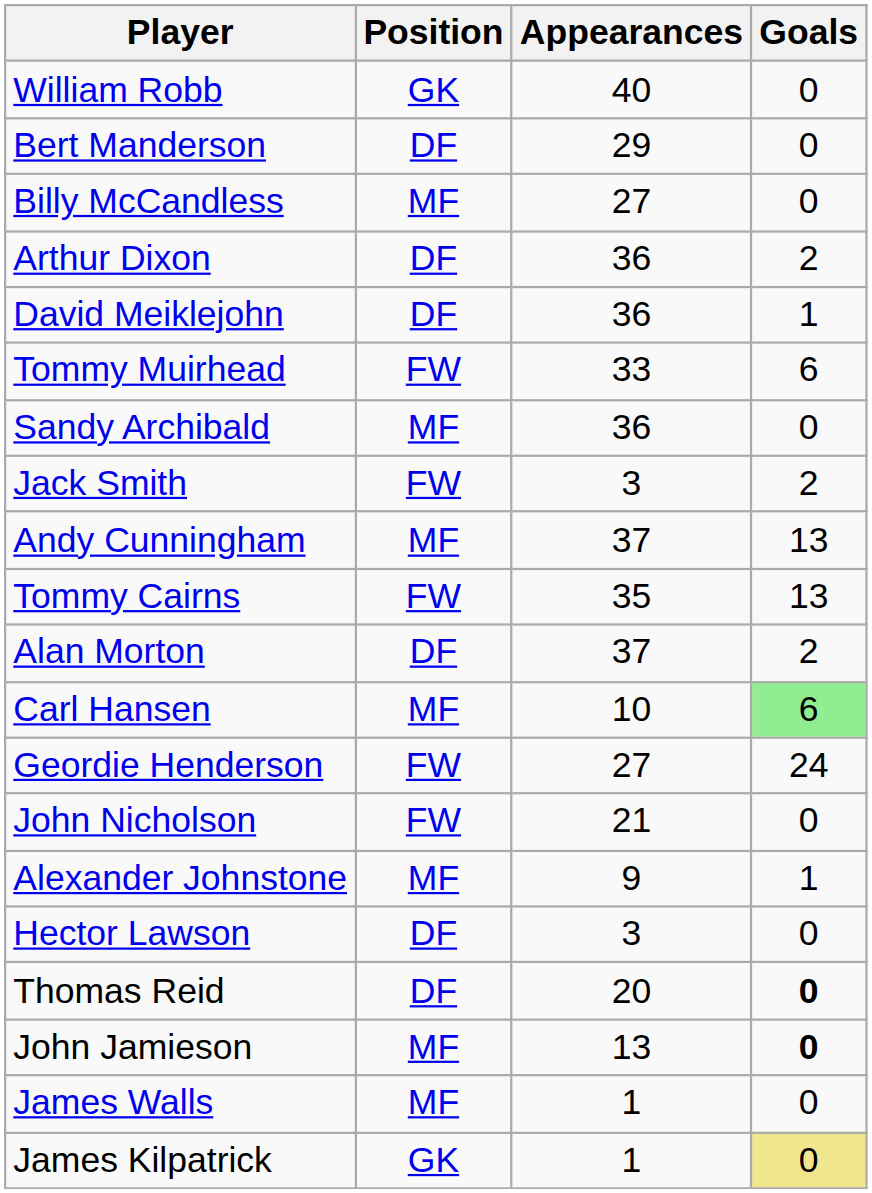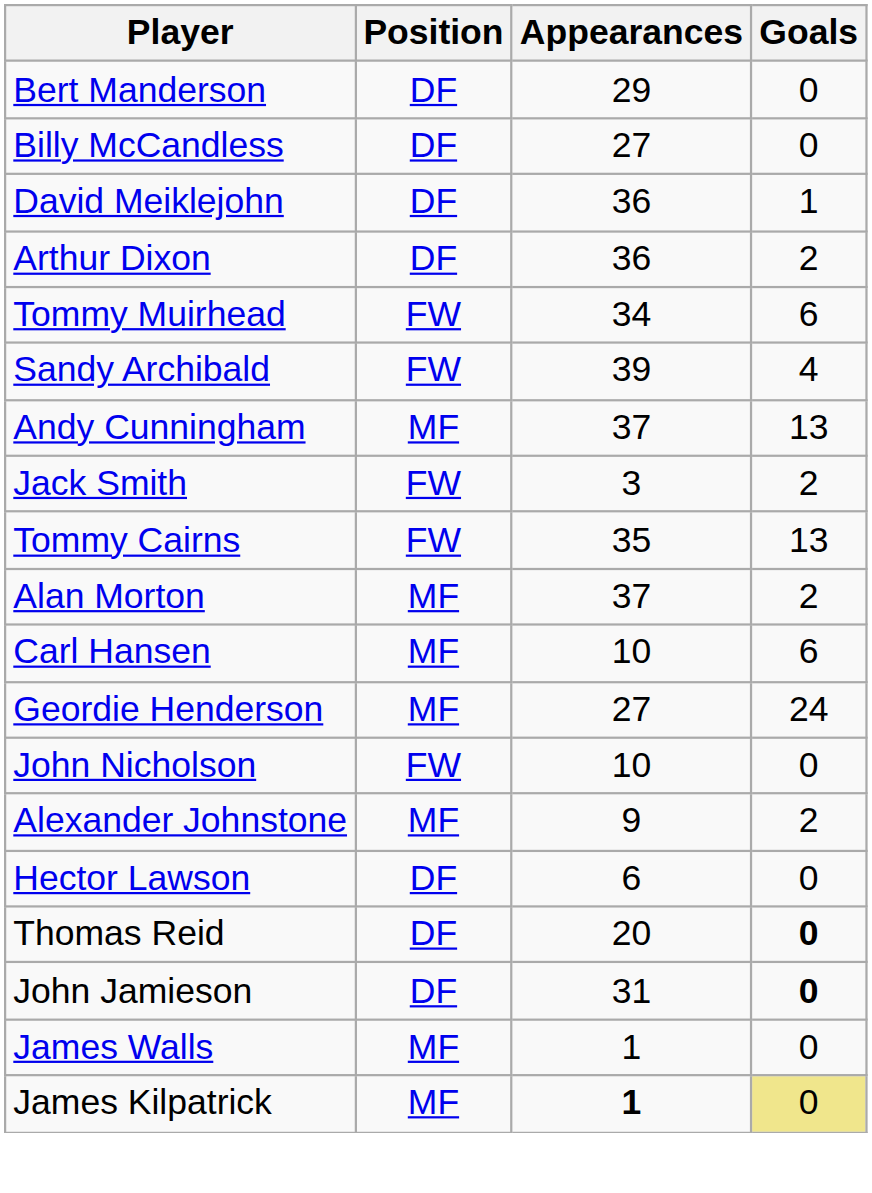- row: (118, 88)
(433, 201) MF -> (433, 145) DF
rows swapped: (149, 314) <-> (112, 257)
(631, 370) 33 -> (631, 314) 34
(433, 426) MF -> (433, 370) FW
(631, 426) 36 -> (631, 370) 39
(809, 426) 0 -> (809, 370) 4
rows swapped: (159, 539) <-> (100, 483)
(433, 652) DF -> (433, 595) MF
(809, 708) lightgreen background -> (809, 652) no background
(433, 764) FW -> (433, 708) MF
(631, 821) 21 -> (631, 764) 10
(809, 877) 1 -> (809, 821) 2
(631, 933) 3 -> (631, 877) 6
(433, 1046) MF -> (433, 990) DF
(631, 1046) 13 -> (631, 990) 31
(433, 1159) GK -> (433, 1102) MF
(631, 1159) normal -> (631, 1102) bold
